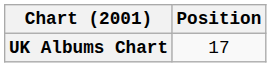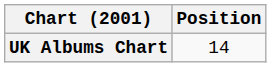(219, 48) 17 -> (219, 48) 14
